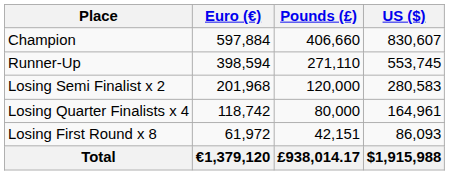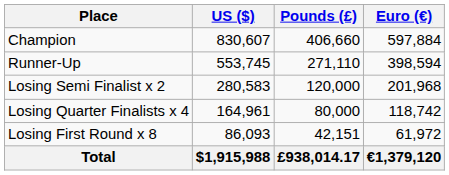columns swapped: (233, 16) <-> (404, 16)
